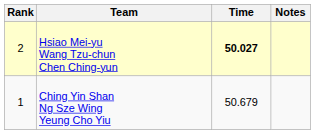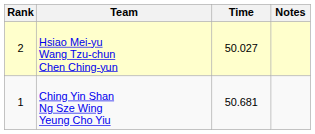(241, 48) bold -> (241, 48) normal
(241, 102) 50.679 -> (241, 102) 50.681
